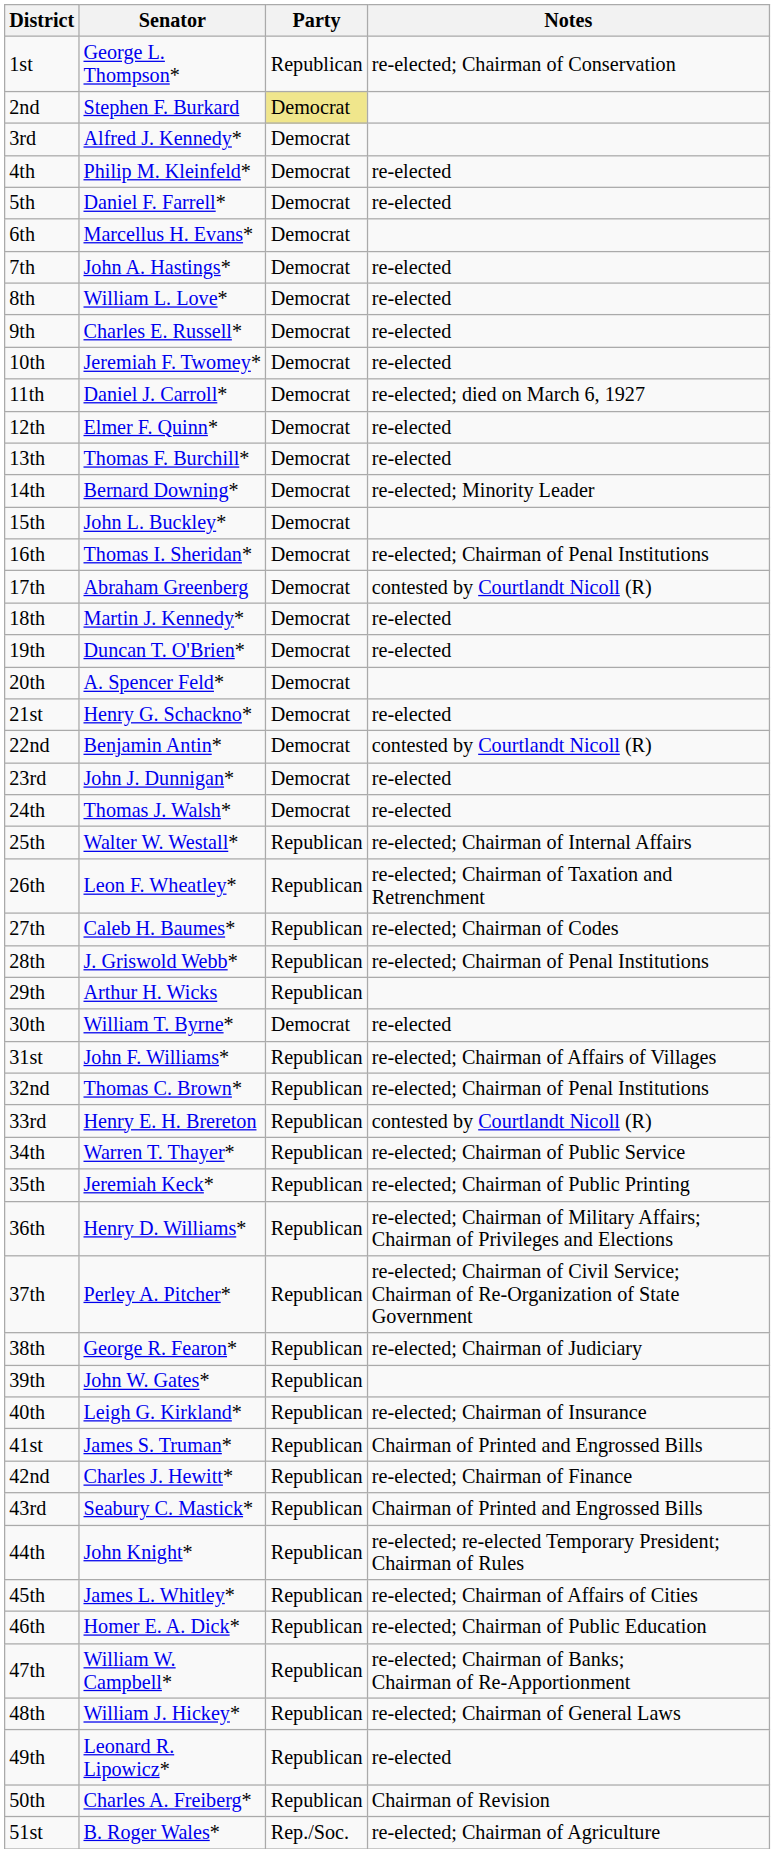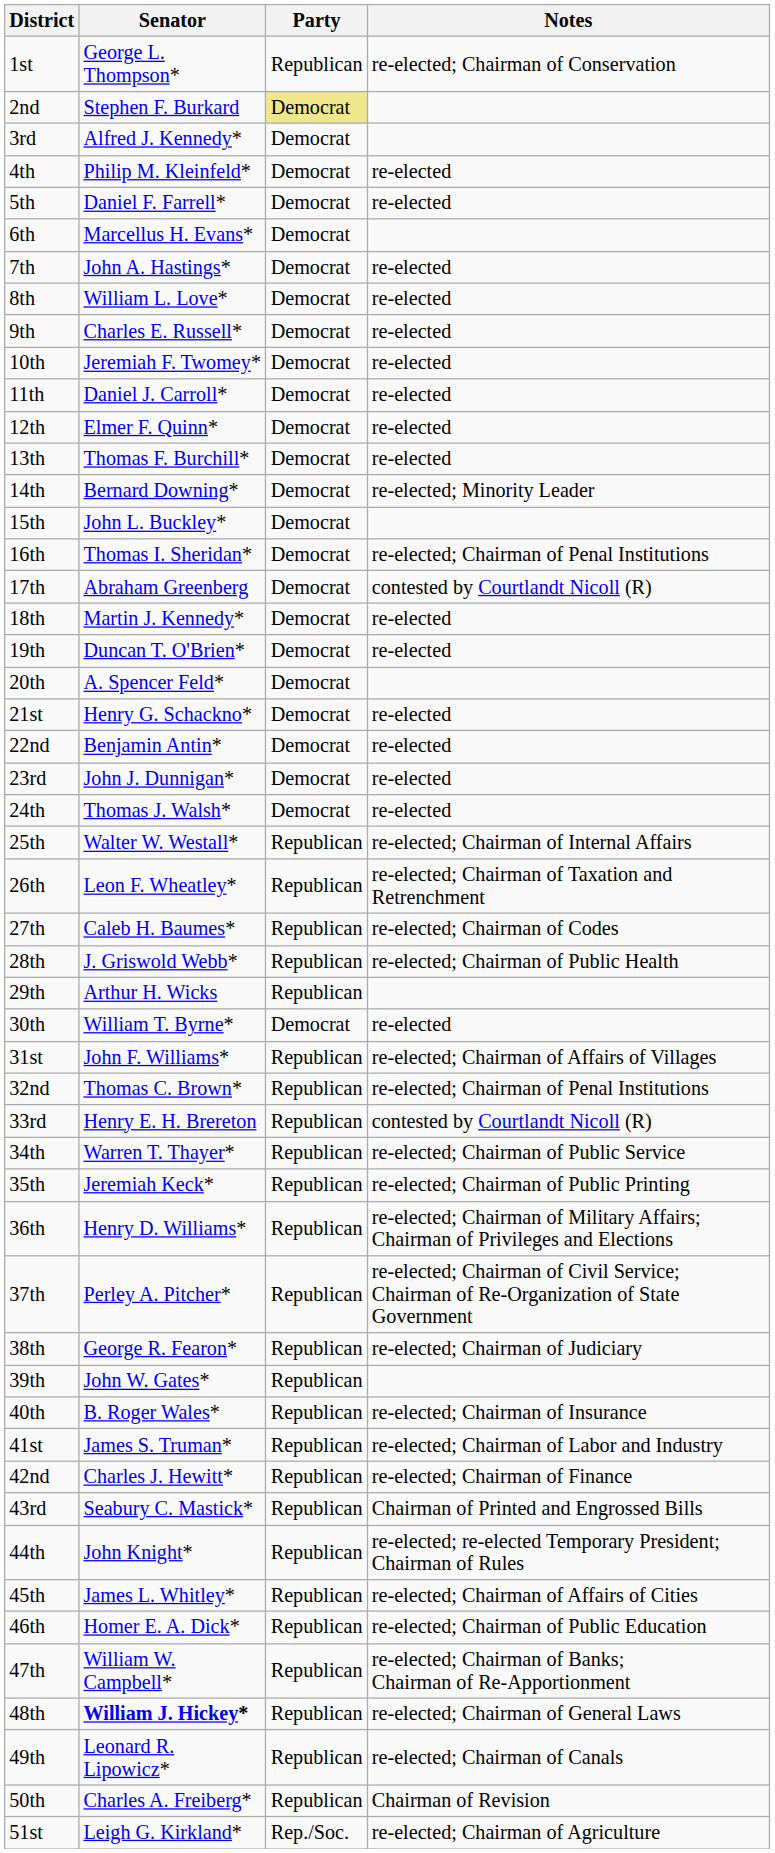(508, 394) re-elected; died on March 6, 1927 -> (412, 394) re-elected
(512, 746) contested by Courtlandt Nicoll (R) -> (412, 746) re-elected
(540, 961) re-elected; Chairman of Penal Institutions -> (525, 961) re-elected; Chairman of Public Health
(163, 1412) Leigh G. Kirkland* -> (152, 1412) B. Roger Wales*
(537, 1444) Chairman of Printed and Engrossed Bills -> (547, 1444) re-elected; Chairman of Labor and Industry
(162, 1713) normal -> (166, 1713) bold
(412, 1757) re-elected -> (497, 1757) re-elected; Chairman of Canals
(152, 1832) B. Roger Wales* -> (163, 1832) Leigh G. Kirkland*
